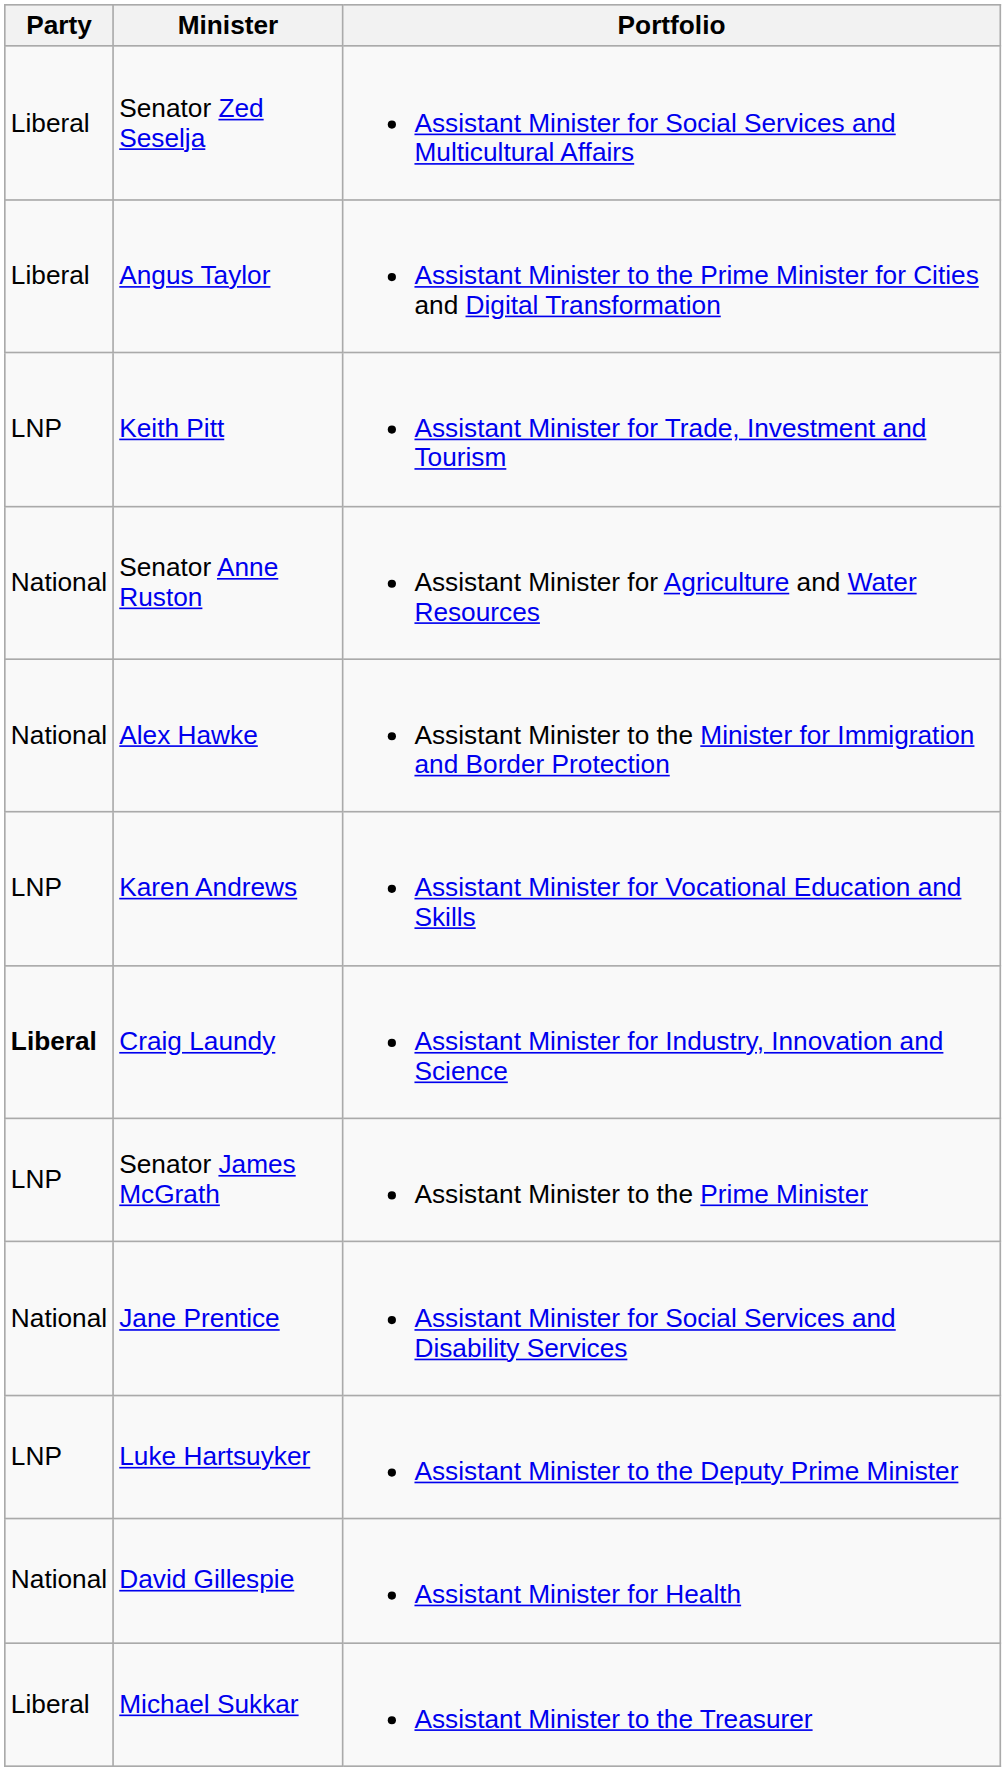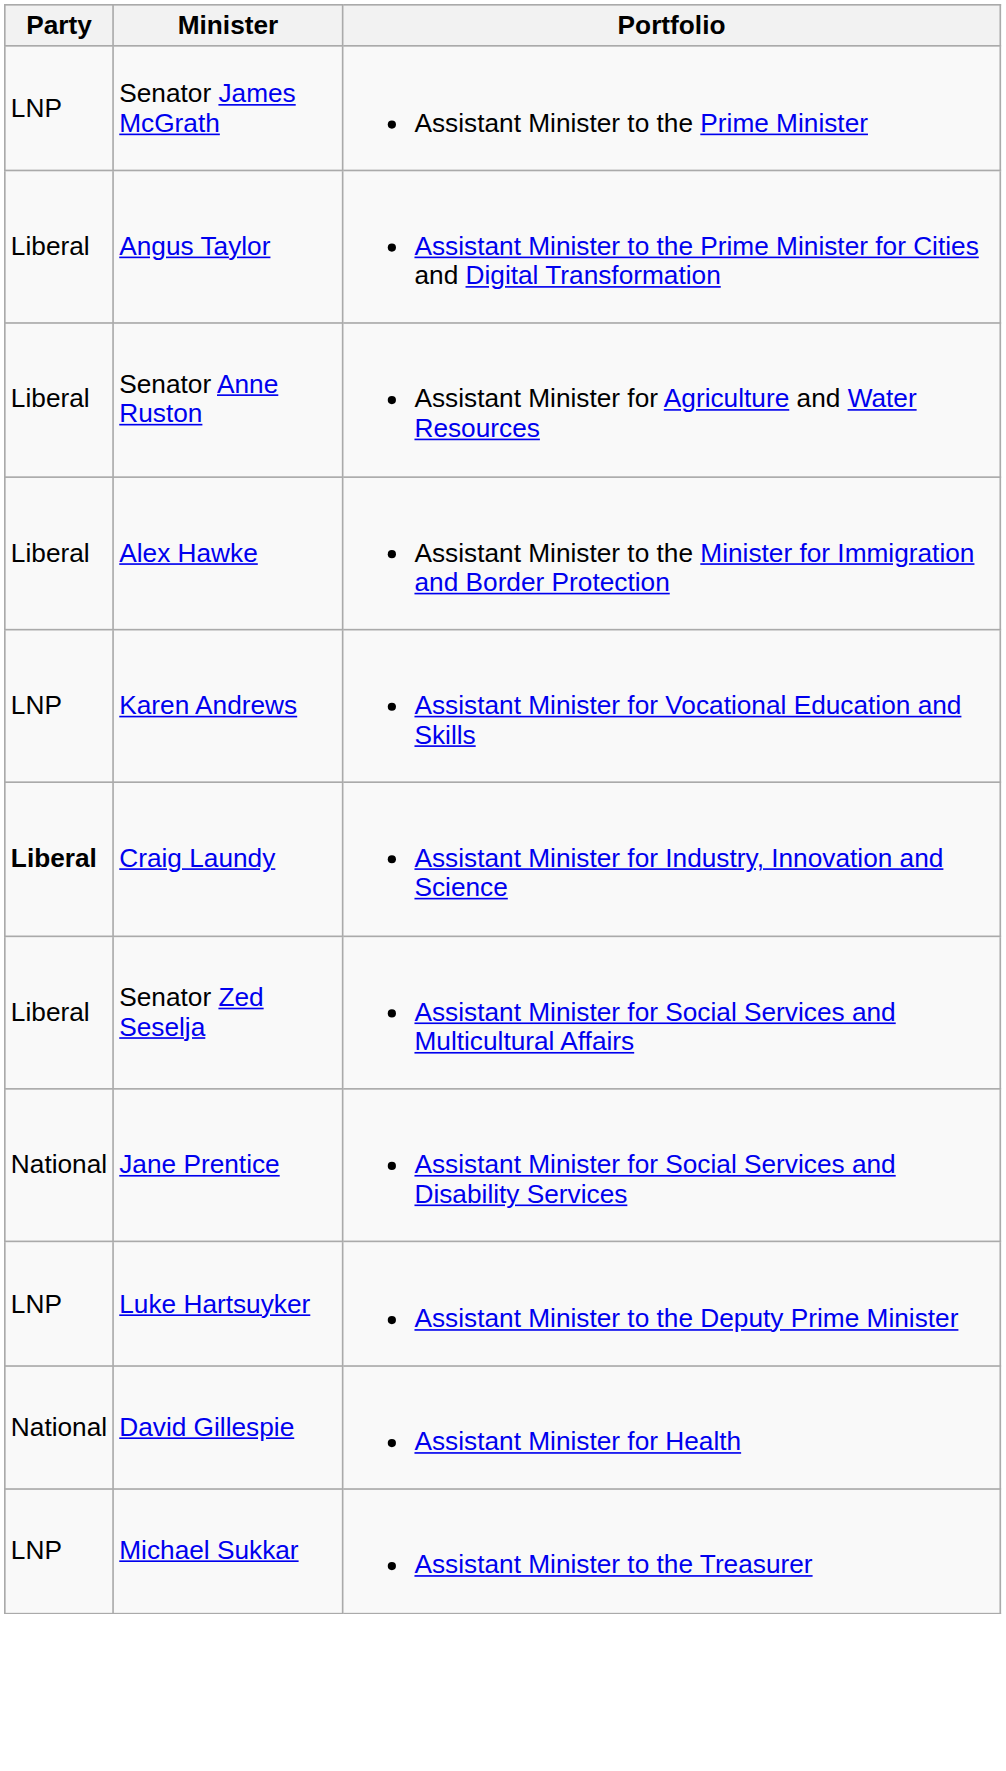rows swapped: (207, 1179) <-> (191, 122)
- row: (172, 428)
(59, 582) National -> (50, 399) Liberal
(59, 735) National -> (50, 552) Liberal
(50, 1703) Liberal -> (36, 1550) LNP
